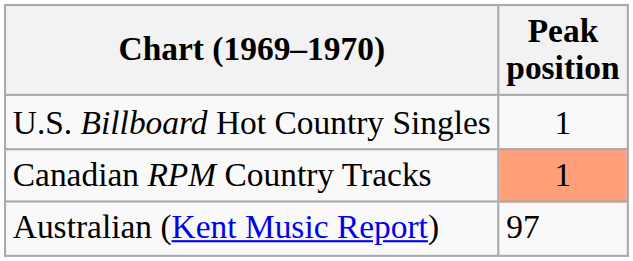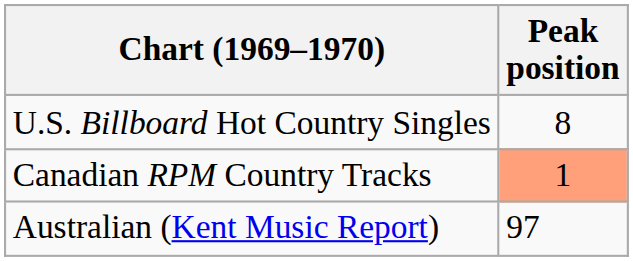(563, 121) 1 -> (563, 121) 8
